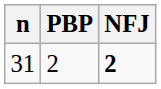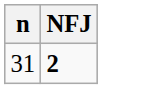- column: (70, 24)
